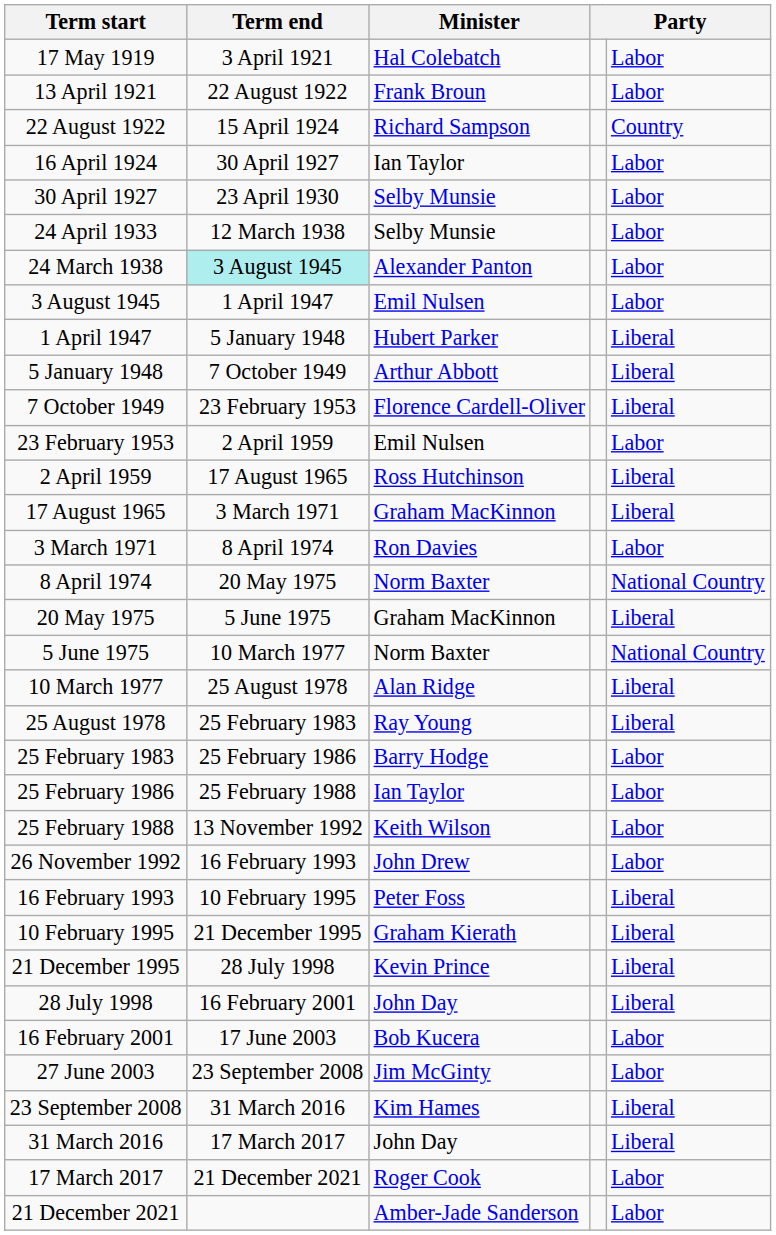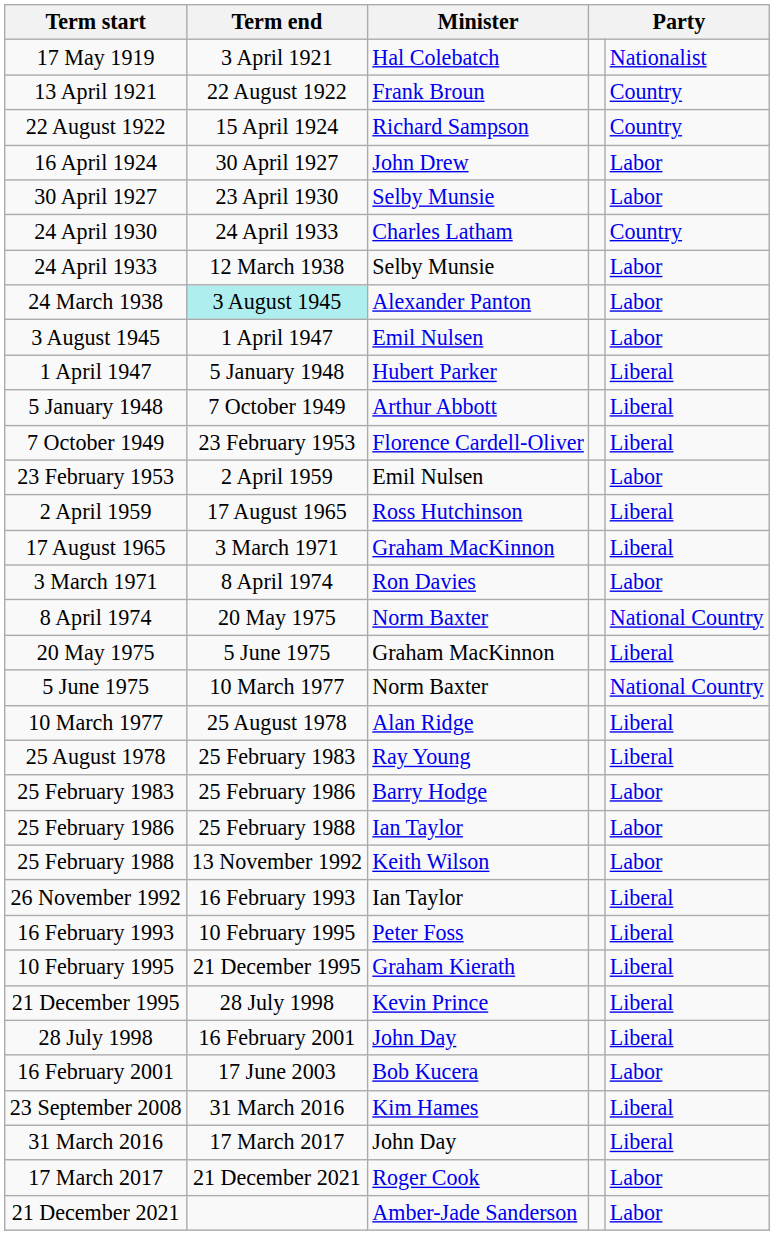(637, 57) Labor -> (658, 57) Nationalist
(637, 92) Labor -> (646, 92) Country
(419, 162) Ian Taylor -> (420, 162) John Drew
+ row: (96, 232)
(422, 862) John Drew -> (418, 897) Ian Taylor
(637, 862) Labor -> (642, 897) Liberal
- row: (96, 1072)
